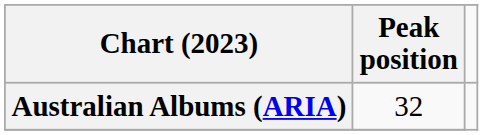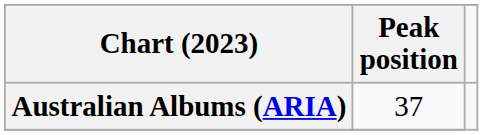(409, 105) 32 -> (409, 105) 37
